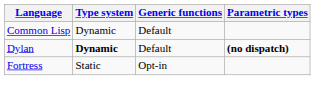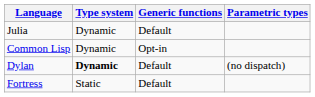+ row: (17, 30)
(155, 30) Default -> (153, 48) Opt-in
(258, 48) bold -> (256, 65) normal
(153, 65) Opt-in -> (155, 83) Default
